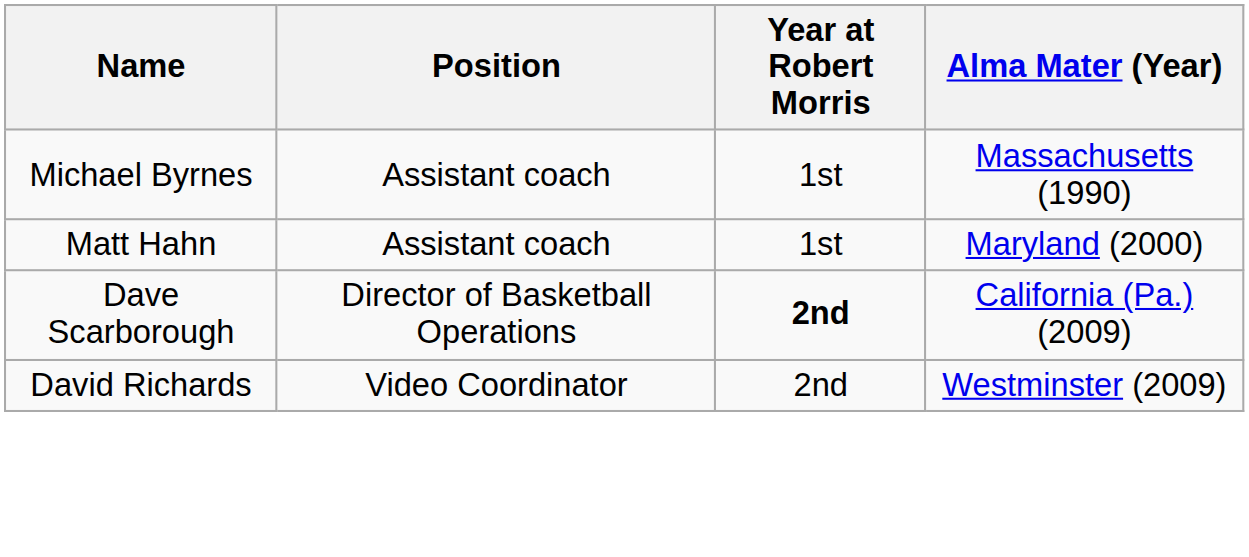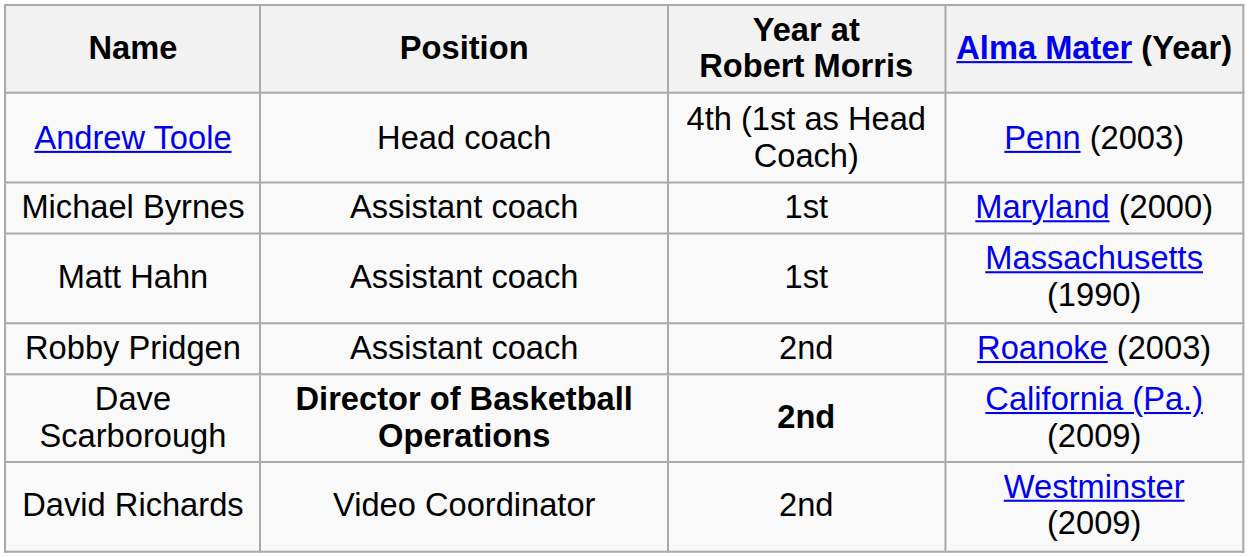+ row: (133, 137)
(1084, 173) Massachusetts (1990) -> (1094, 207) Maryland (2000)
(1084, 244) Maryland (2000) -> (1094, 277) Massachusetts (1990)
+ row: (133, 347)
(496, 314) normal -> (464, 417) bold
